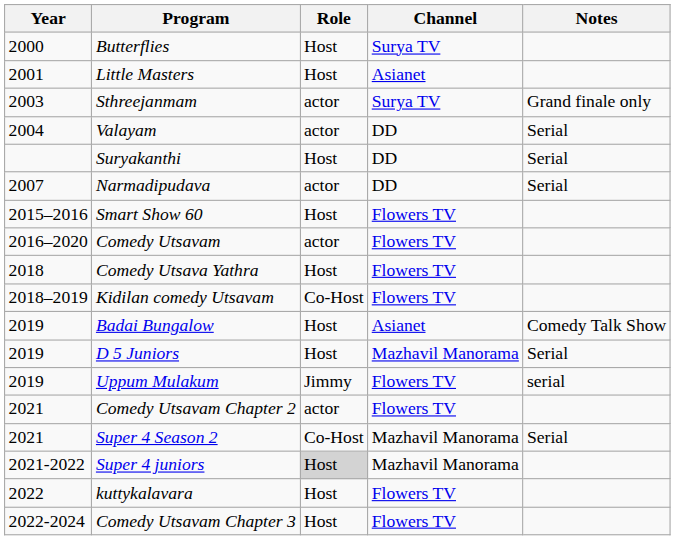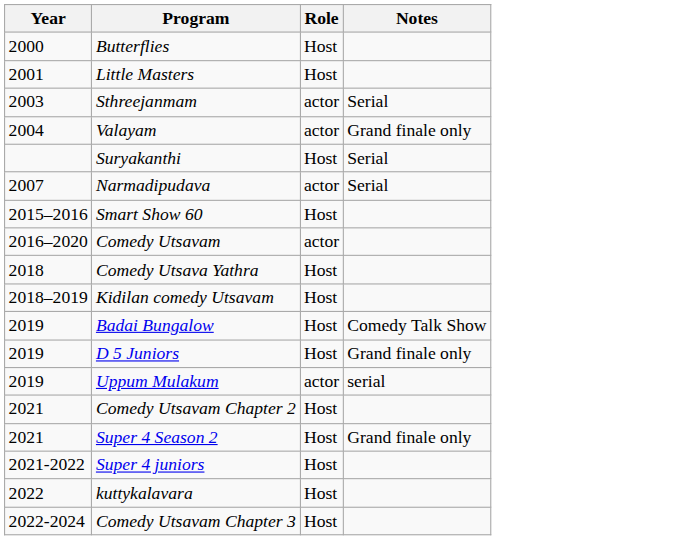- column: (445, 18)
(589, 102) Grand finale only -> (368, 102) Serial
(547, 130) Serial -> (409, 130) Grand finale only
(334, 297) Co-Host -> (321, 297) Host
(547, 353) Serial -> (409, 353) Grand finale only
(328, 381) Jimmy -> (322, 381) actor
(322, 409) actor -> (321, 409) Host
(334, 437) Co-Host -> (321, 437) Host
(547, 437) Serial -> (409, 437) Grand finale only
(321, 465) lightgrey background -> (321, 465) no background
